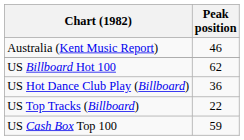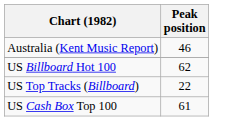- row: (98, 86)
(216, 125) 59 -> (185, 106) 61
